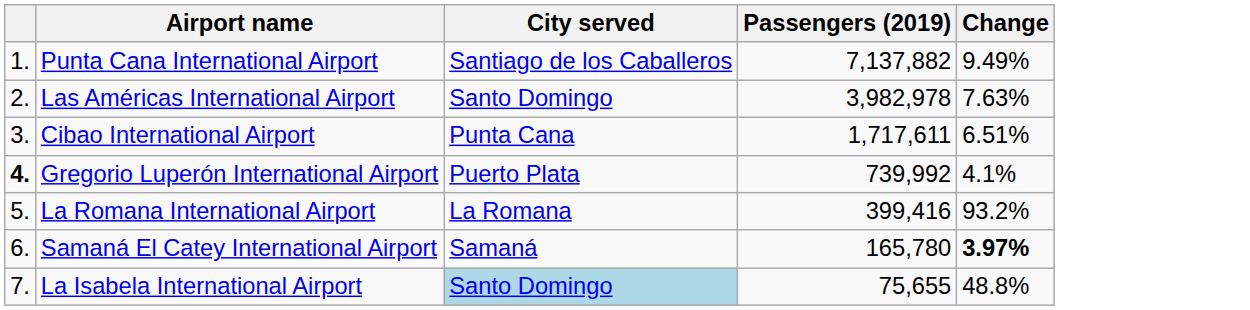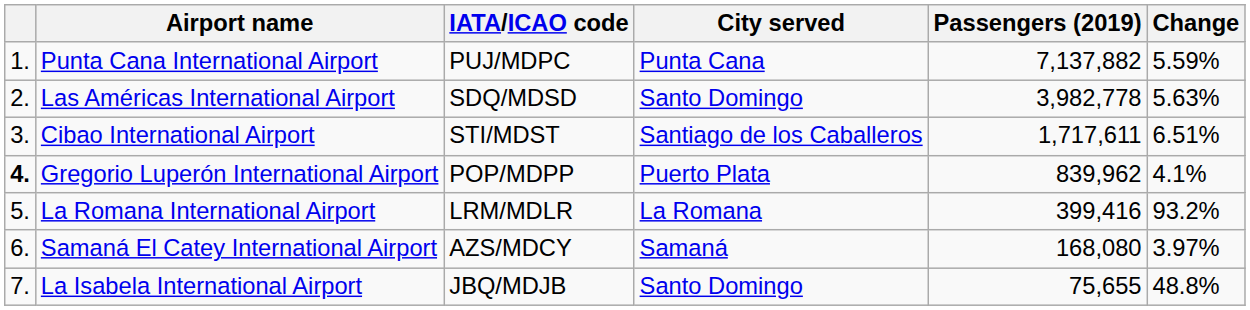+ column: (539, 23)
(591, 60) Santiago de los Caballeros -> (702, 60) Punta Cana
(996, 60) 9.49% -> (1186, 60) 5.59%
(899, 98) 3,982,978 -> (1089, 98) 3,982,778
(996, 98) 7.63% -> (1186, 98) 5.63%
(512, 135) Punta Cana -> (781, 135) Santiago de los Caballeros
(908, 173) 739,992 -> (1099, 173) 839,962
(908, 248) 165,780 -> (1099, 248) 168,080
(996, 248) bold -> (1186, 248) normal
(531, 286) lightblue background -> (721, 286) no background
